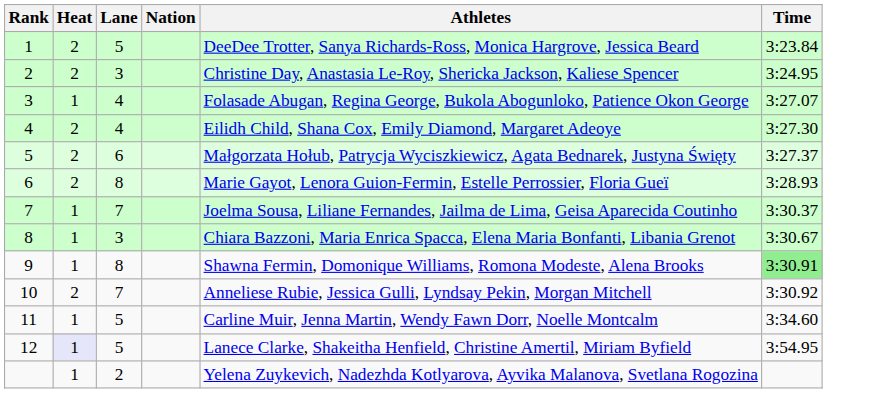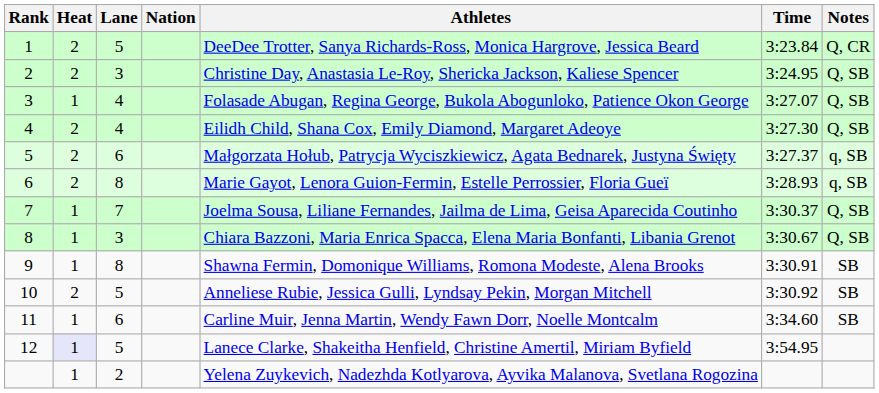+ column: (848, 18)
(792, 264) lightgreen background -> (792, 264) no background
(119, 292) 7 -> (119, 292) 5
(119, 319) 5 -> (119, 319) 6
